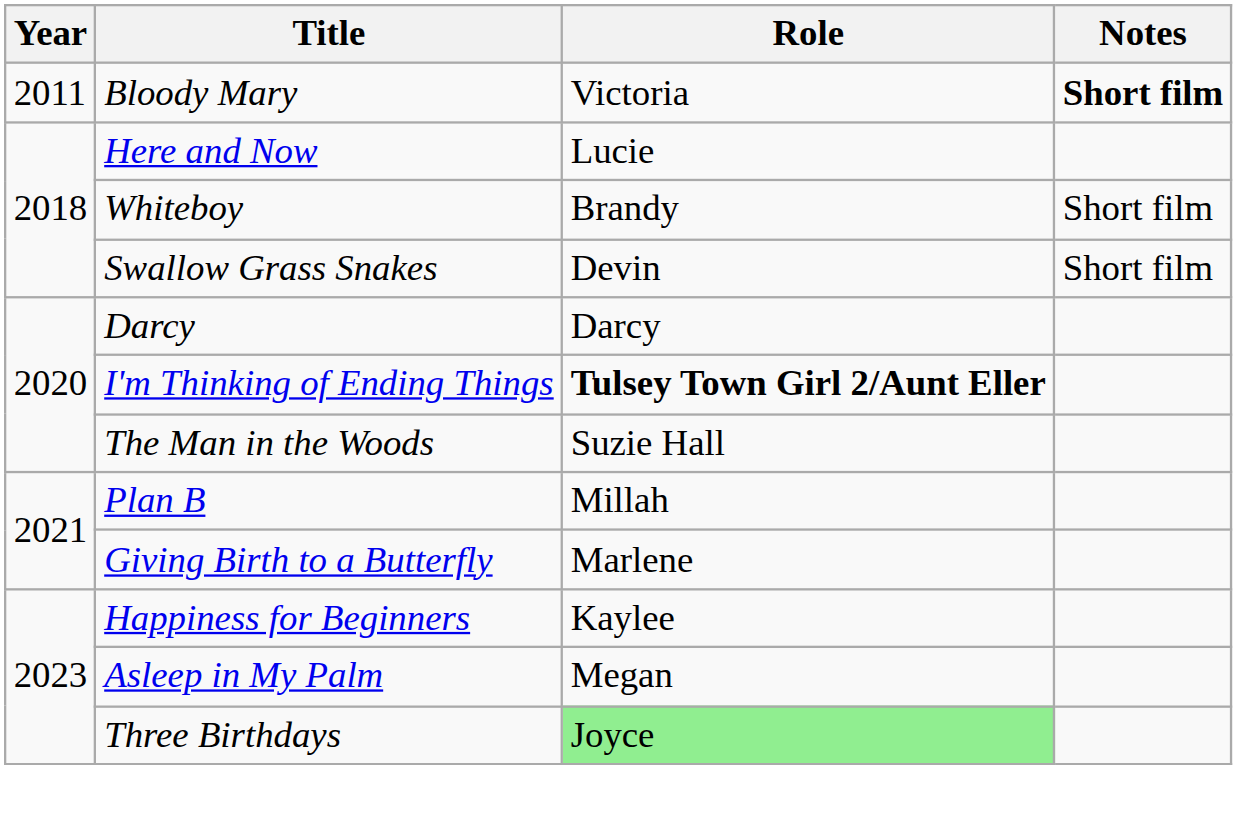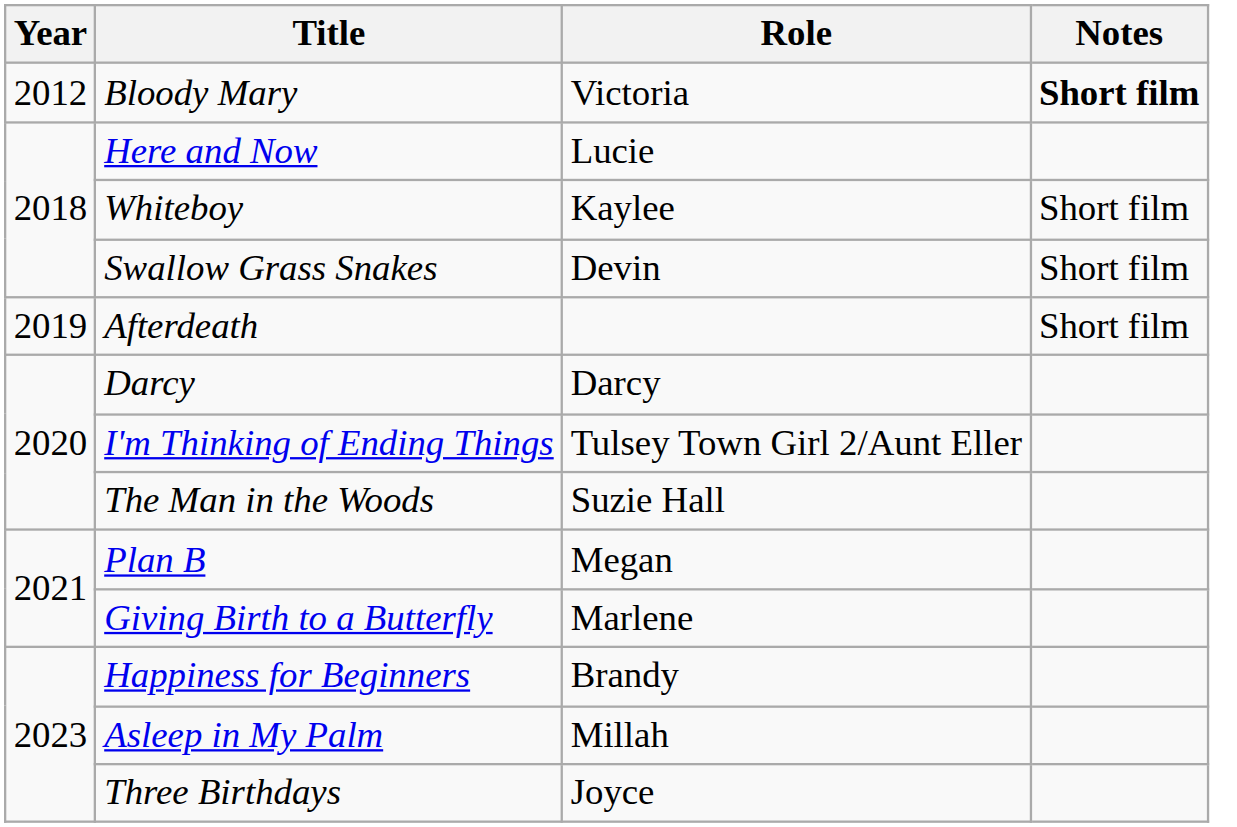(50, 92) 2011 -> (50, 92) 2012
(625, 208) Brandy -> (623, 208) Kaylee
+ row: (181, 325)
(808, 383) bold -> (796, 442) normal
(620, 500) Millah -> (622, 558) Megan
(623, 617) Kaylee -> (625, 675) Brandy
(622, 675) Megan -> (620, 734) Millah
(613, 734) lightgreen background -> (613, 792) no background
